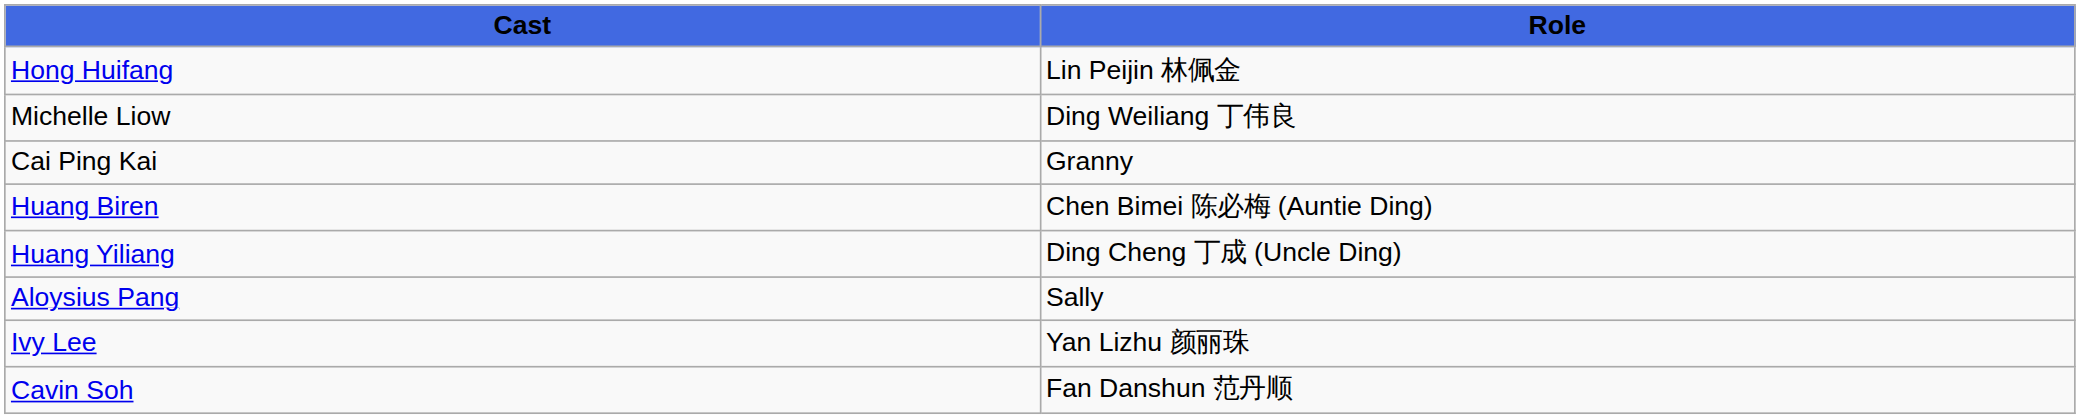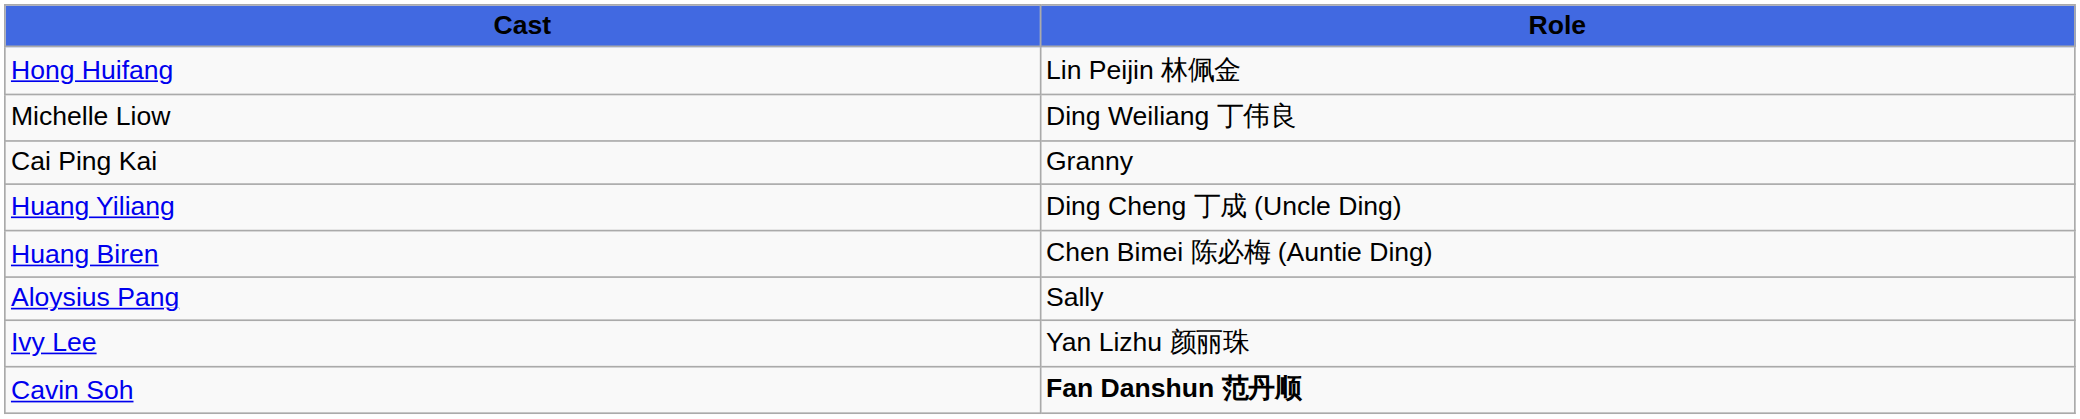rows swapped: (93, 253) <-> (85, 206)
(1169, 389) normal -> (1174, 389) bold
